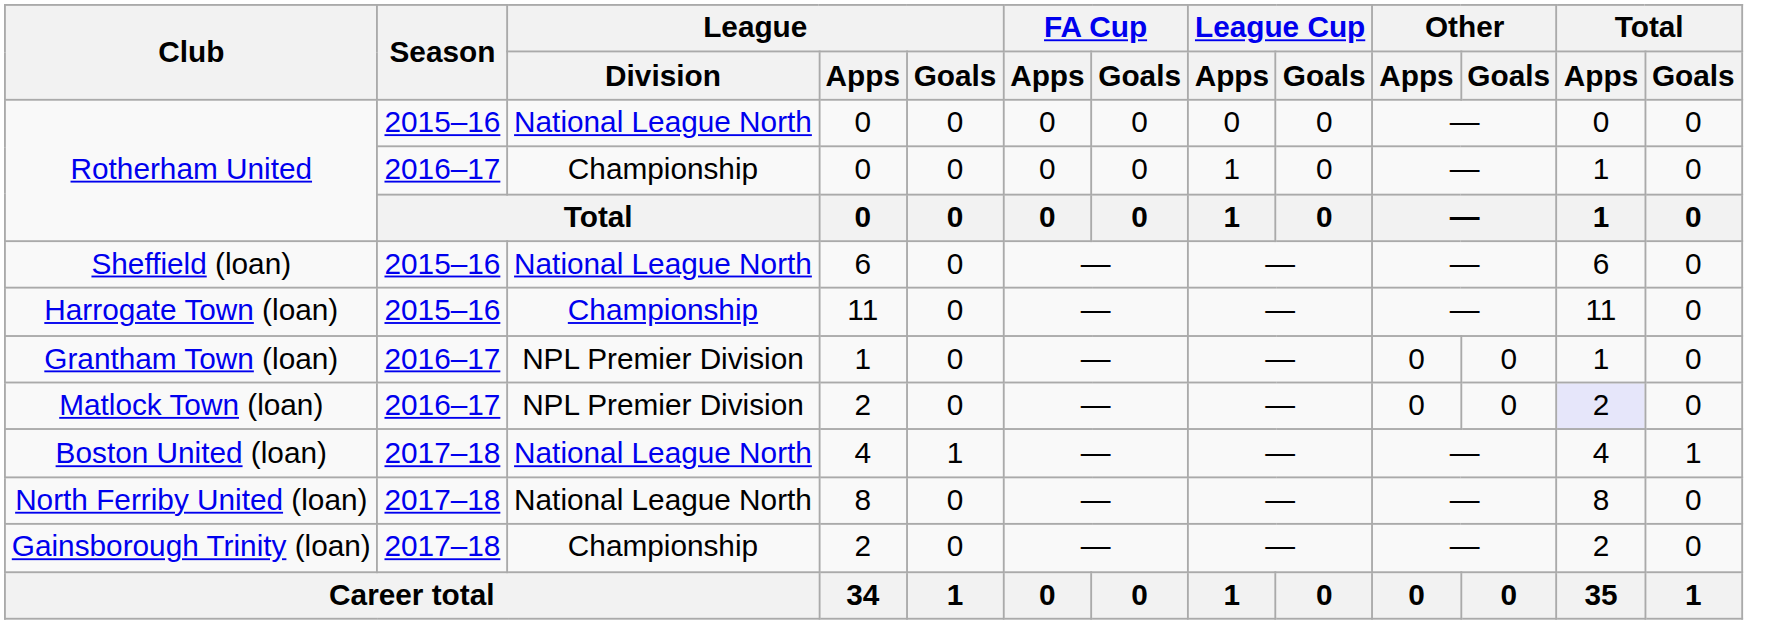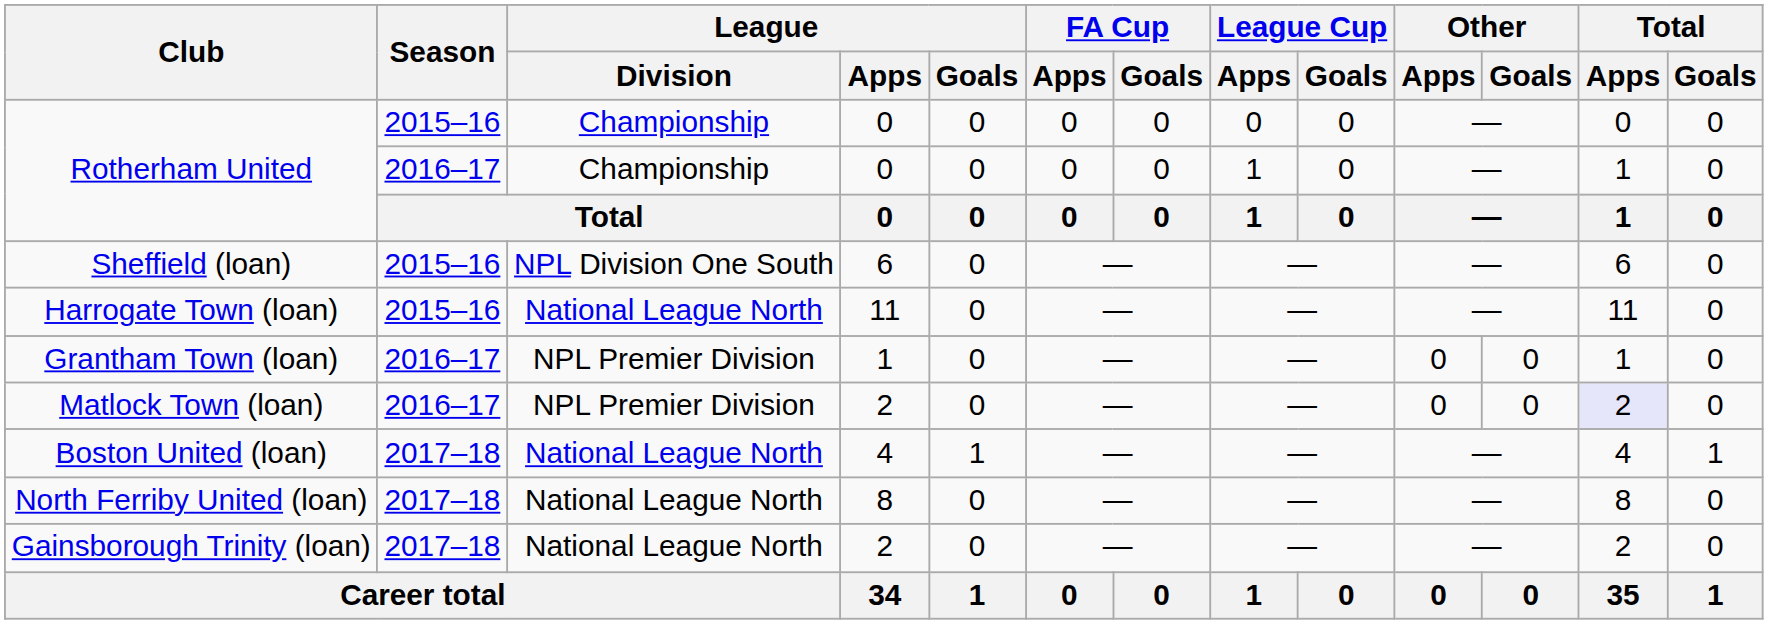(663, 122) National League North -> (674, 122) Championship
(663, 264) National League North -> (674, 264) NPL Division One South
(663, 311) Championship -> (674, 311) National League North
(663, 547) Championship -> (674, 547) National League North
